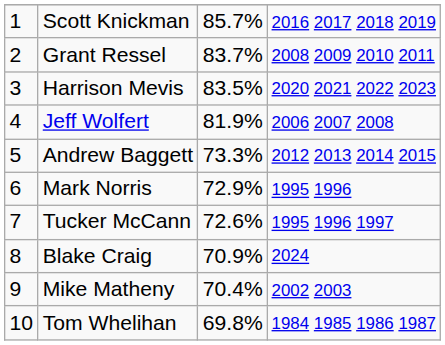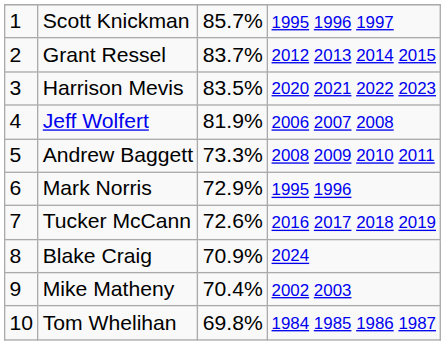(354, 21) 2016 2017 2018 2019 -> (333, 21) 1995 1996 1997
(353, 55) 2008 2009 2010 2011 -> (354, 55) 2012 2013 2014 2015
(354, 155) 2012 2013 2014 2015 -> (353, 155) 2008 2009 2010 2011
(333, 222) 1995 1996 1997 -> (354, 222) 2016 2017 2018 2019
